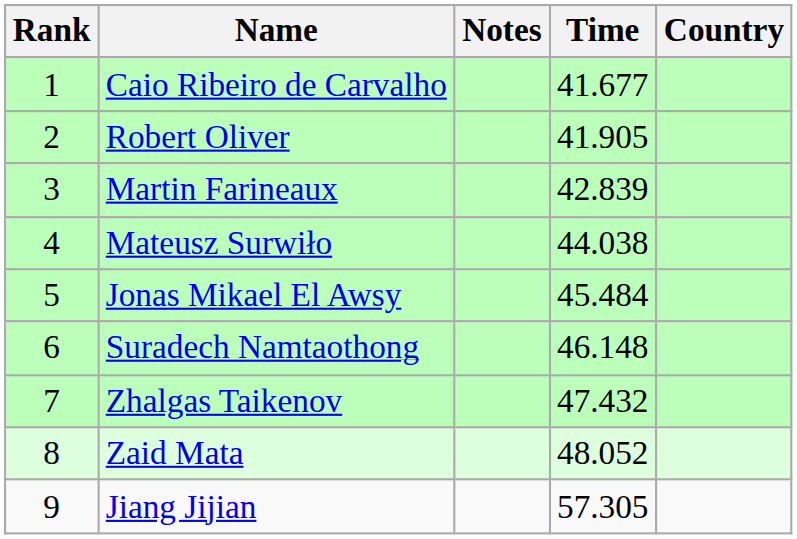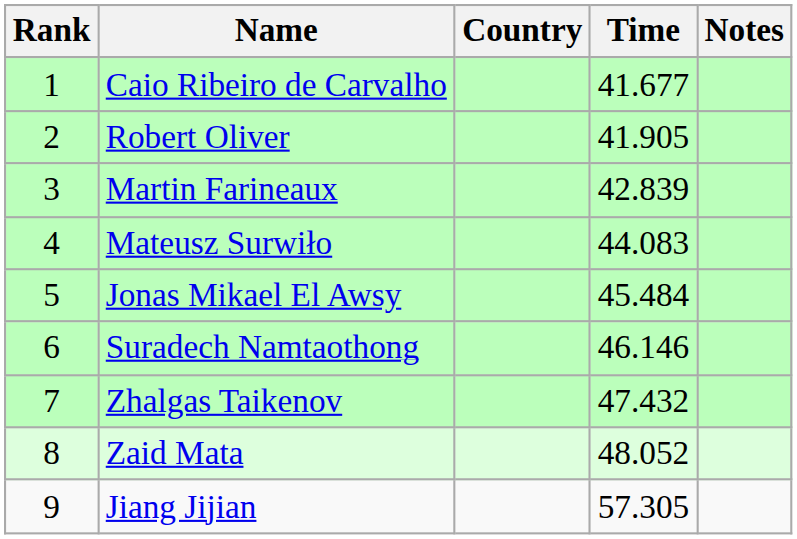columns swapped: (724, 30) <-> (502, 30)
(603, 242) 44.038 -> (643, 242) 44.083
(603, 347) 46.148 -> (643, 347) 46.146
